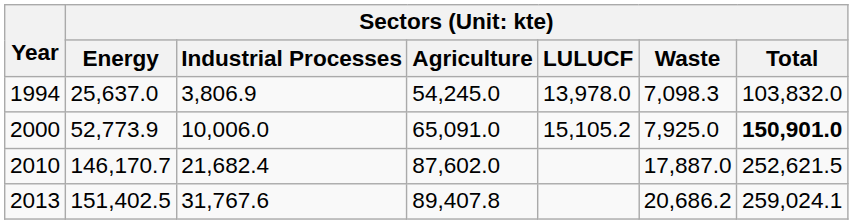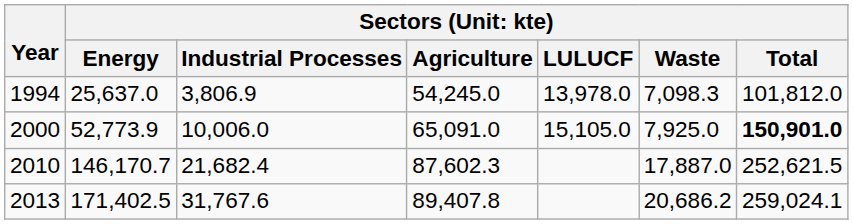(792, 93) 103,832.0 -> (792, 93) 101,812.0
(587, 129) 15,105.2 -> (587, 129) 15,105.0
(456, 165) 87,602.0 -> (456, 165) 87,602.3
(121, 201) 151,402.5 -> (121, 201) 171,402.5
